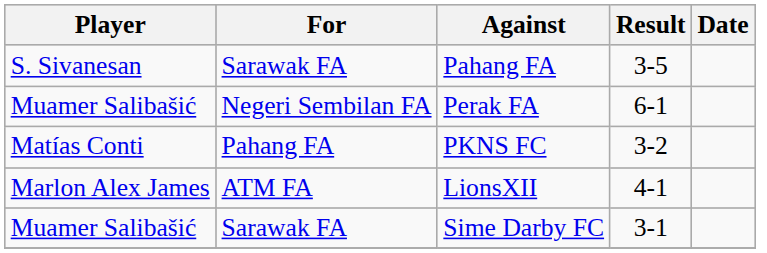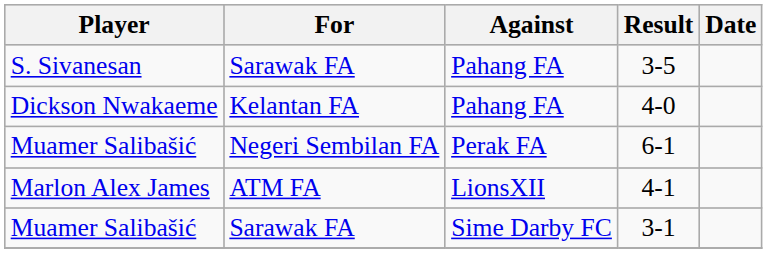+ row: (659, 106)
- row: (651, 146)
